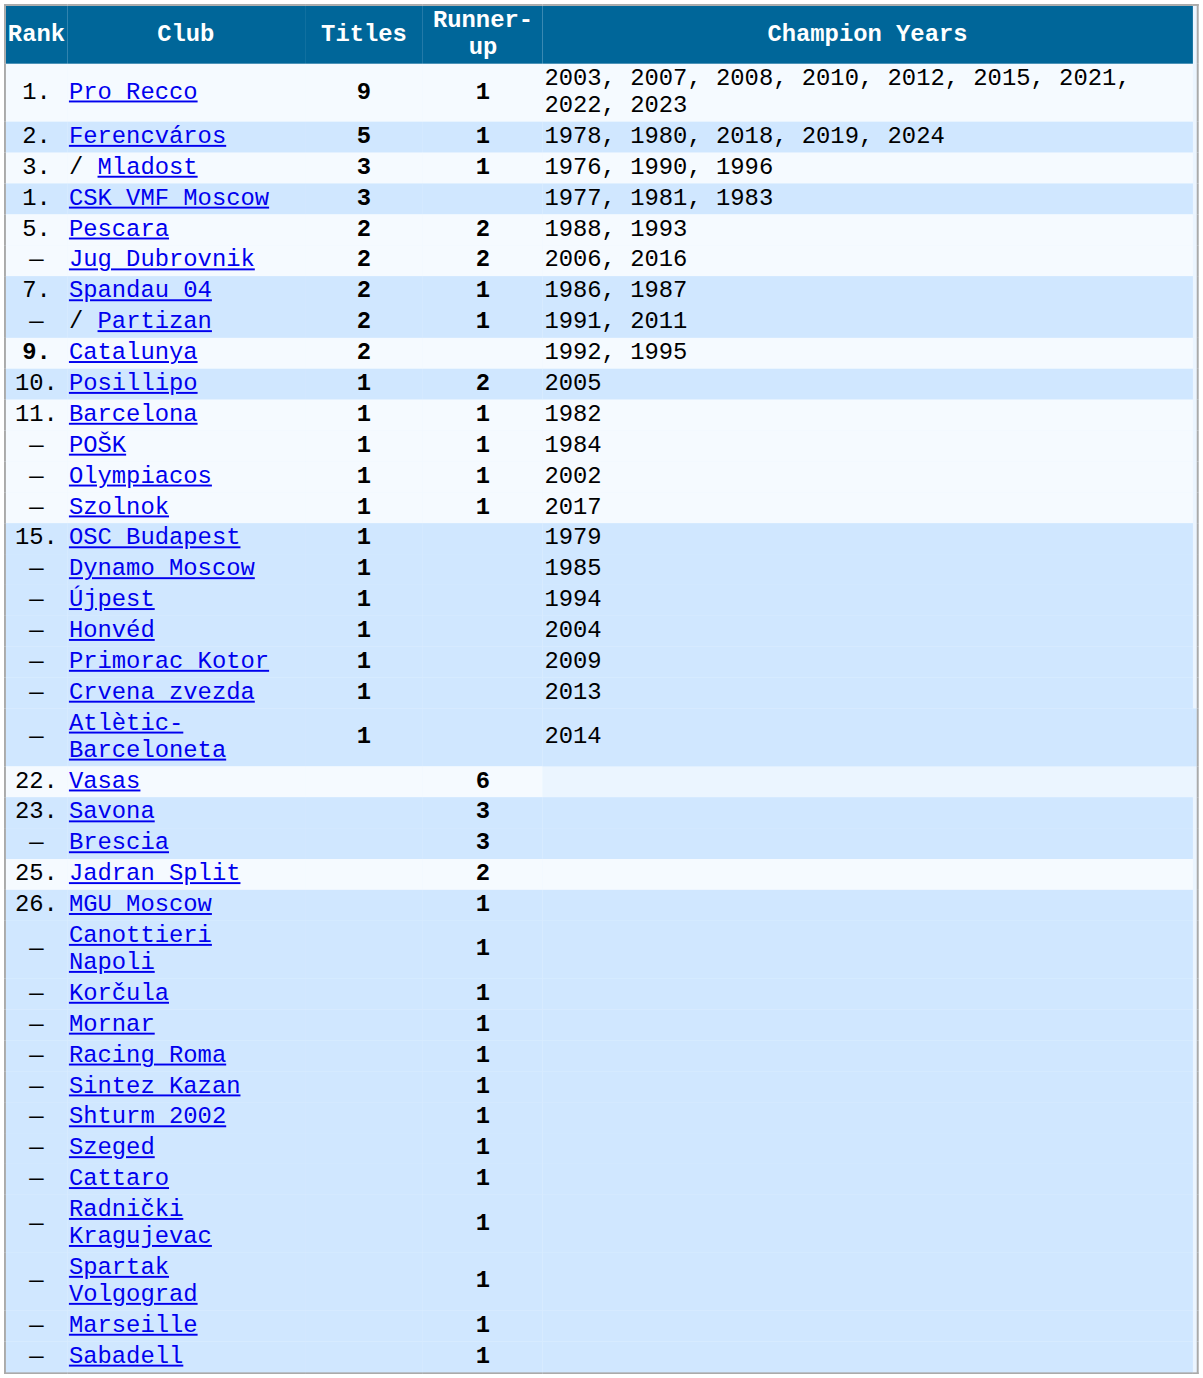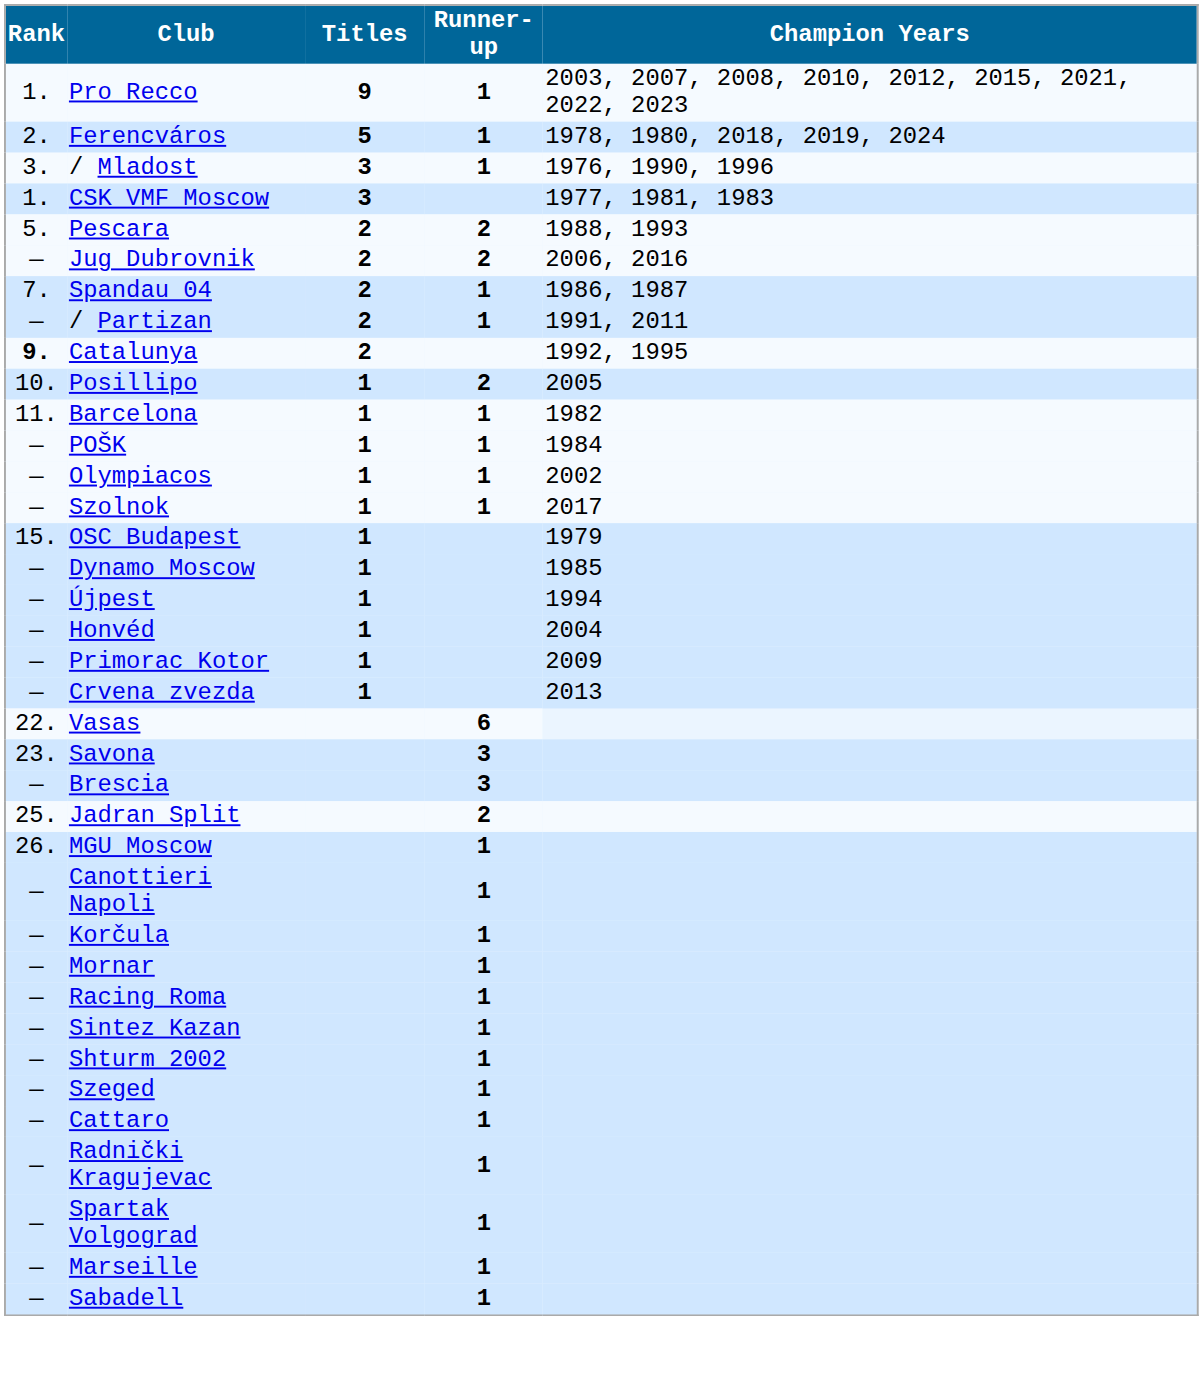- row: (148, 737)
